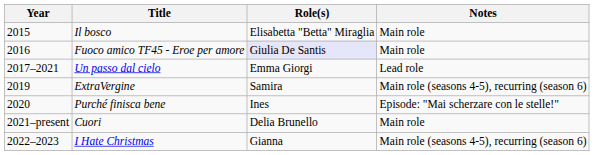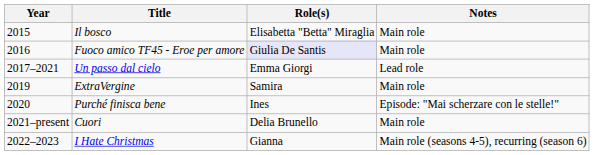(483, 86) Main role (seasons 4-5), recurring (season 6) -> (402, 86) Main role
